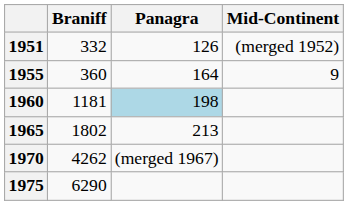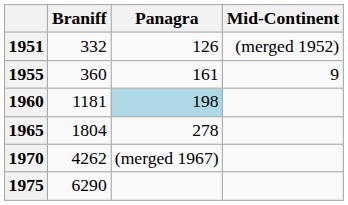(205, 74) 164 -> (205, 74) 161
(89, 130) 1802 -> (89, 130) 1804
(205, 130) 213 -> (205, 130) 278
